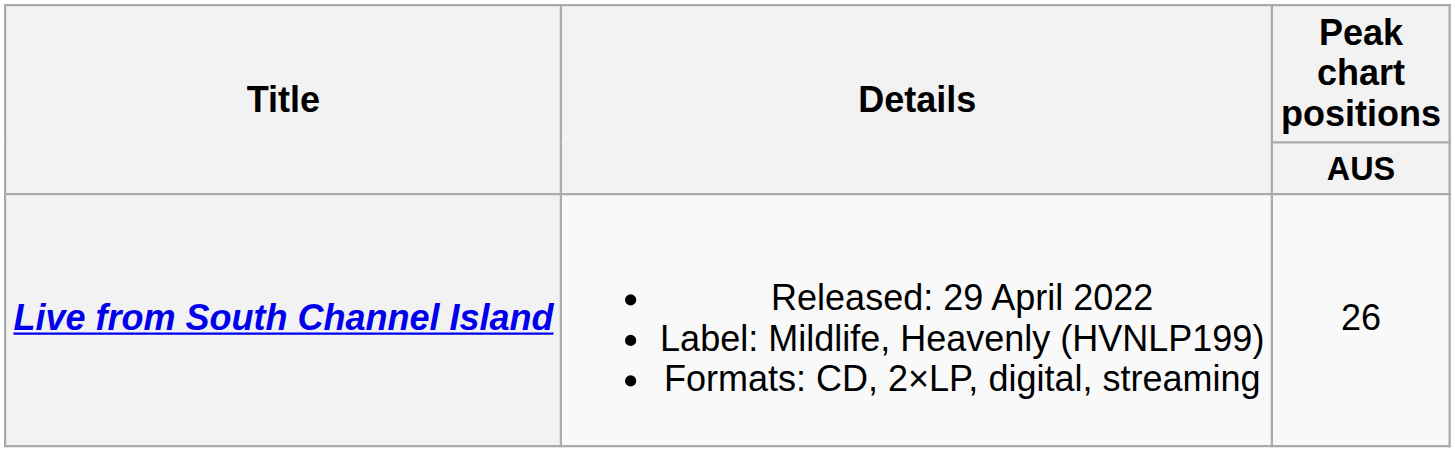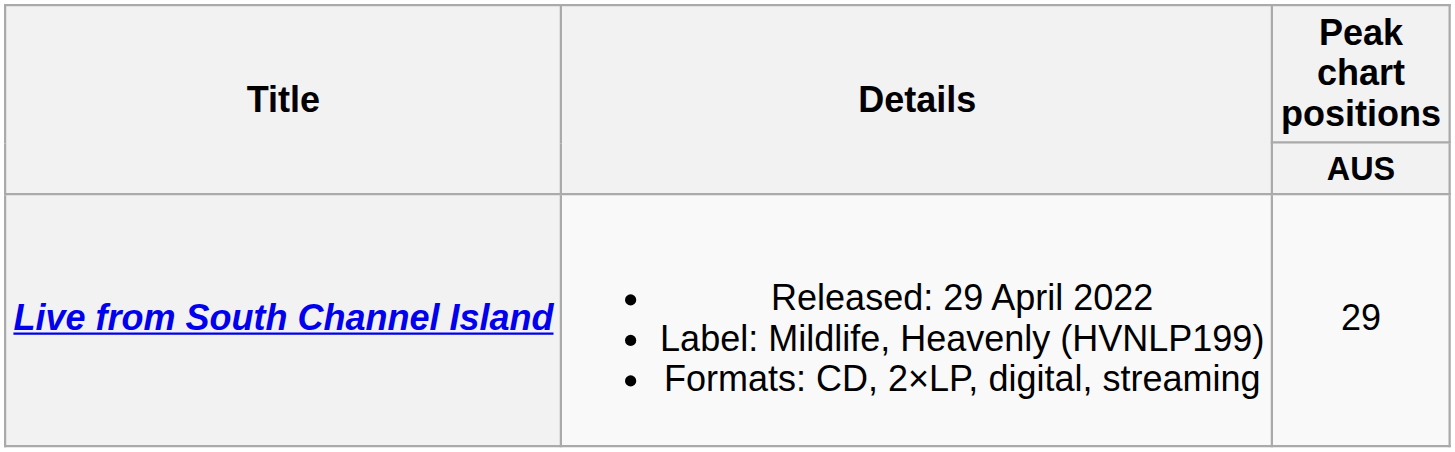(1361, 319) 26 -> (1361, 319) 29
